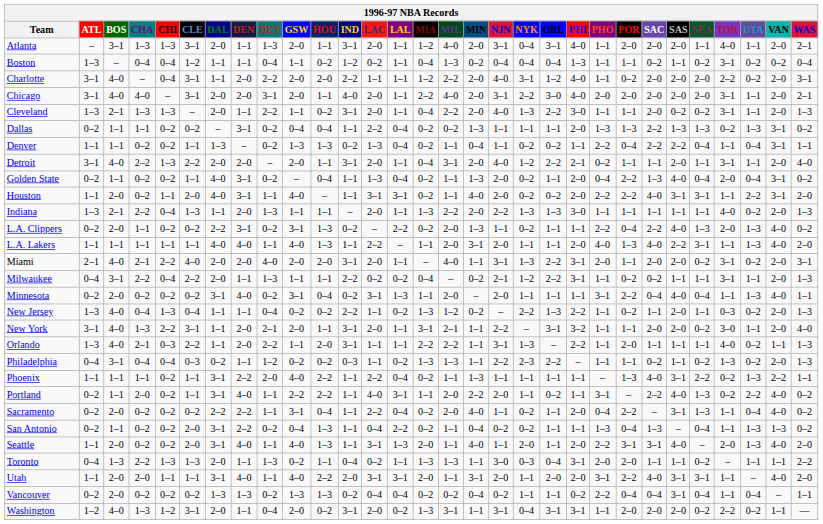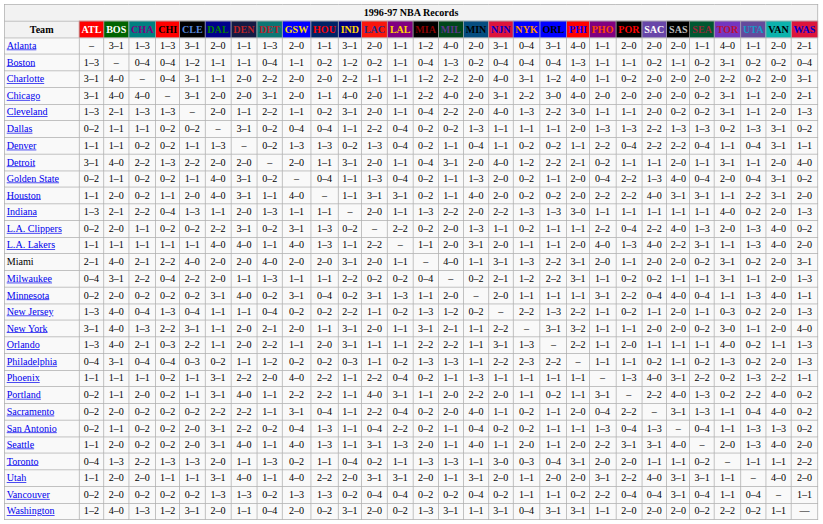(702, 96) 2–0 -> (702, 96) 0–2
